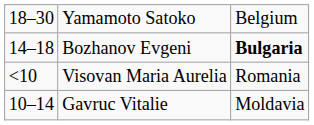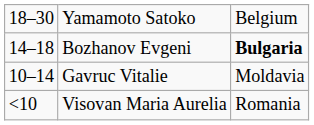rows swapped: (115, 104) <-> (145, 76)
